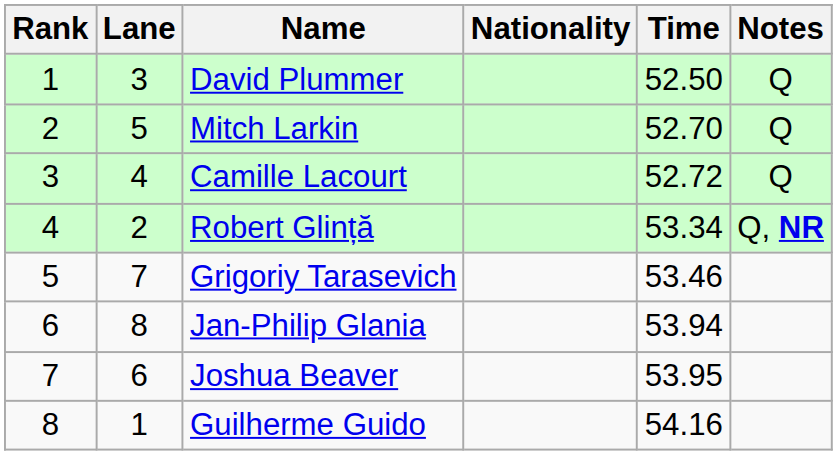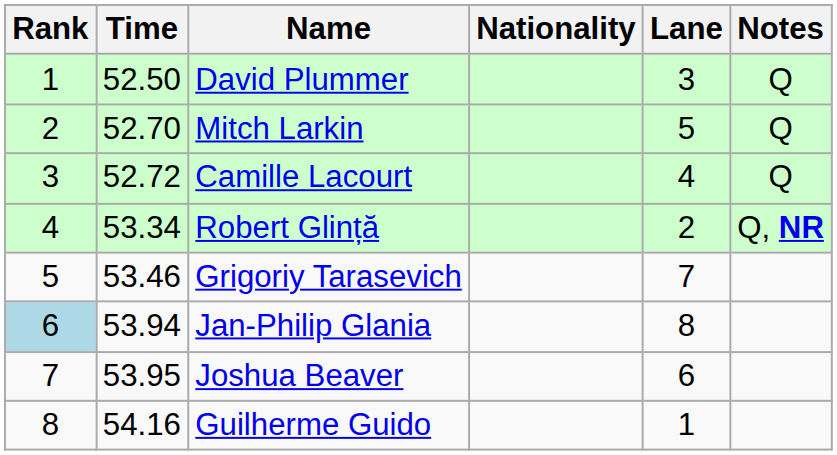columns swapped: (139, 29) <-> (684, 29)
(50, 326) no background -> (50, 326) lightblue background
